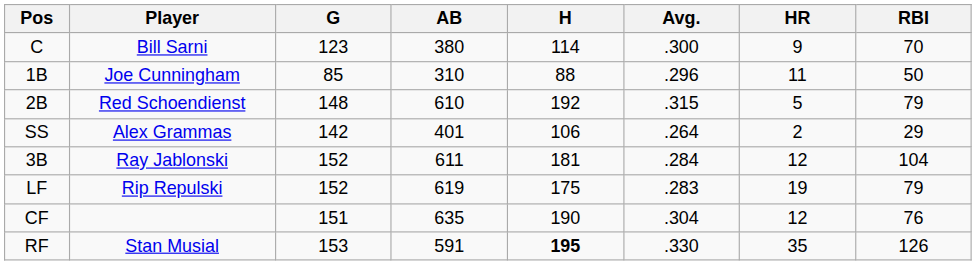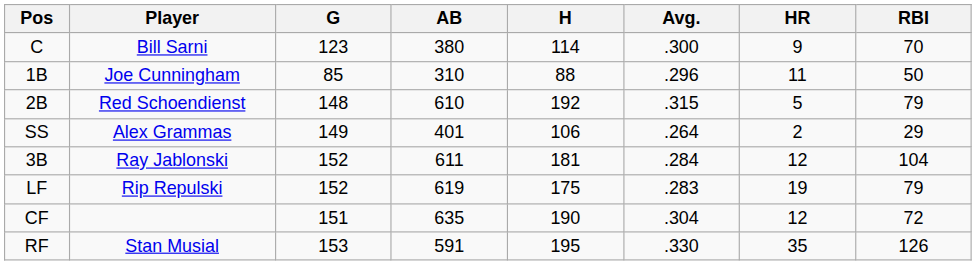(333, 132) 142 -> (333, 132) 149
(913, 217) 76 -> (913, 217) 72
(565, 246) bold -> (565, 246) normal
